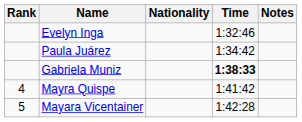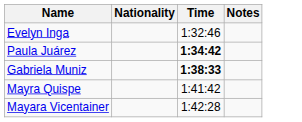- column: (22, 13)
(235, 51) normal -> (201, 51) bold
